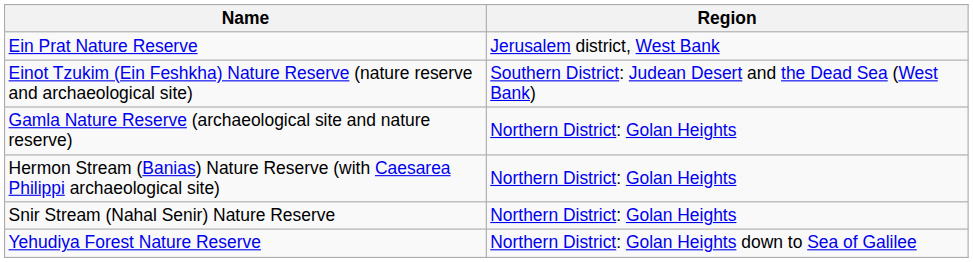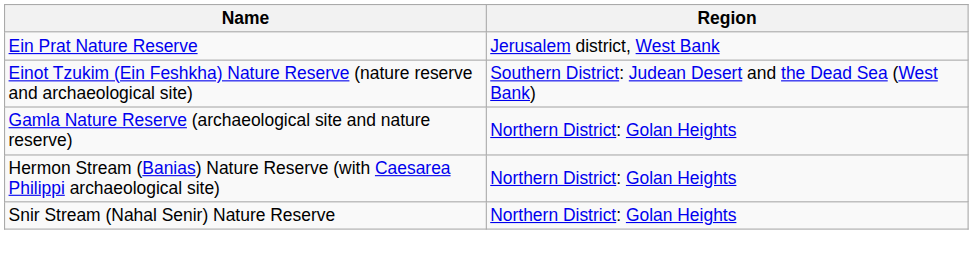- row: (135, 243)
